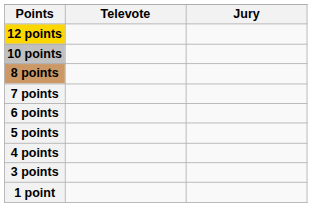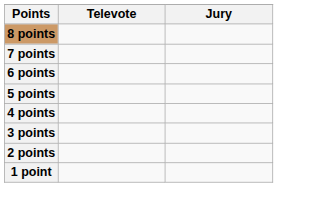- row: (35, 34)
- row: (35, 53)
+ row: (31, 152)
